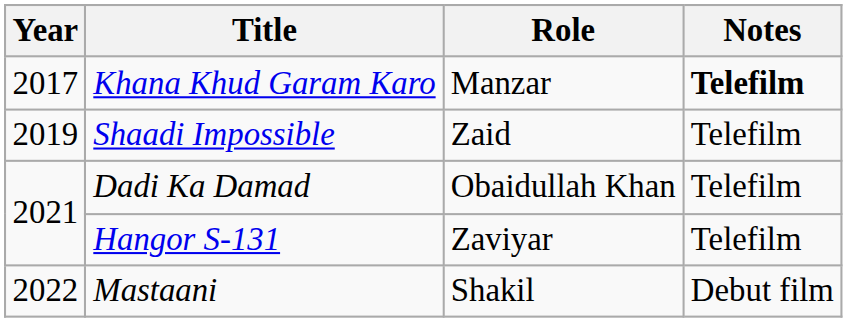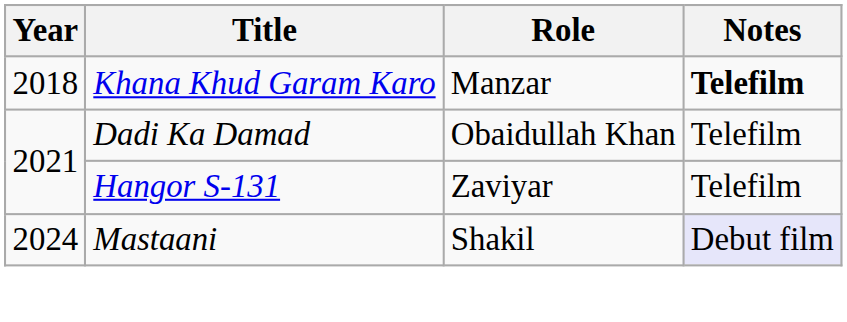(45, 82) 2017 -> (45, 82) 2018
- row: (214, 134)
(45, 290) 2022 -> (45, 238) 2024
(762, 290) no background -> (762, 238) lavender background
